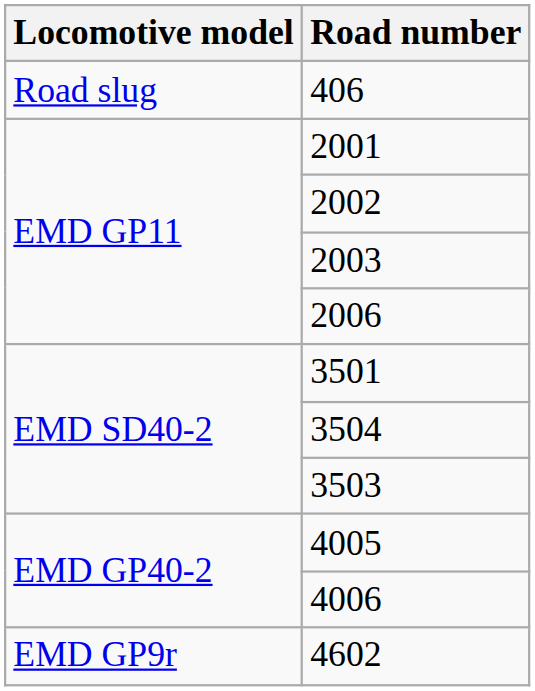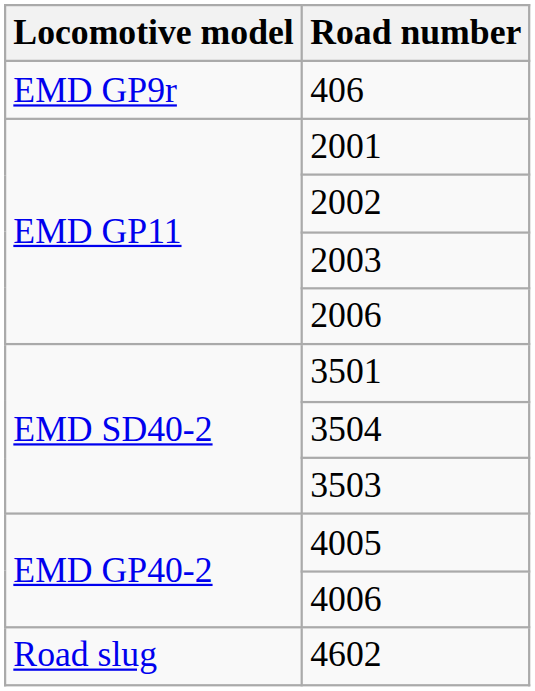(85, 89) Road slug -> (95, 89) EMD GP9r
(95, 655) EMD GP9r -> (85, 655) Road slug
